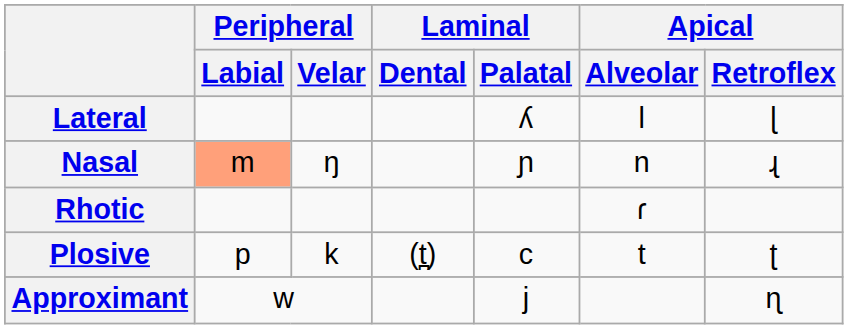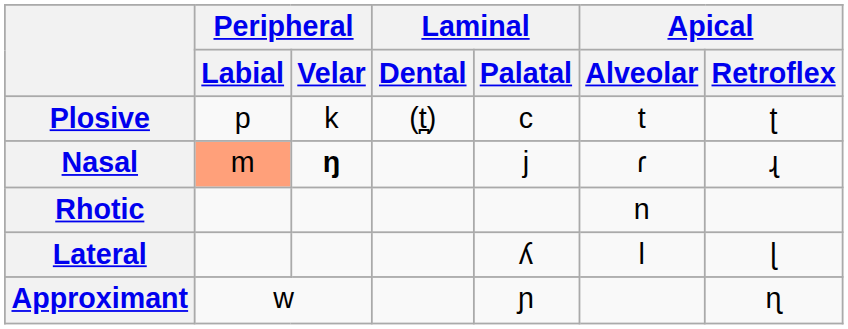rows swapped: (100, 254) <-> (100, 118)
(332, 163) normal -> (332, 163) bold
(526, 163) ɲ -> (526, 163) j
(642, 163) n -> (642, 163) ɾ
(642, 208) ɾ -> (642, 208) n
(526, 299) j -> (526, 299) ɲ
